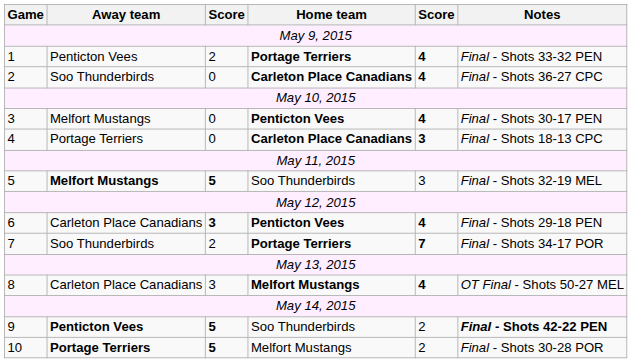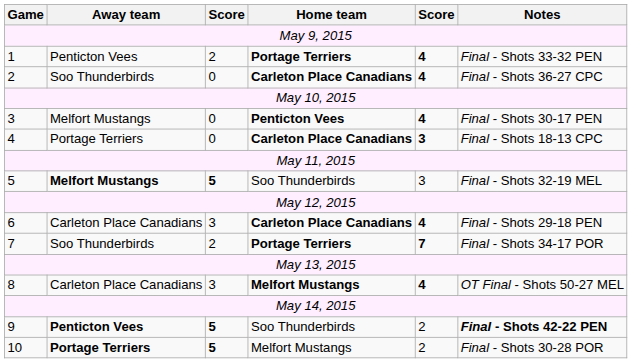(212, 222) bold -> (212, 222) normal
(298, 222) Penticton Vees -> (332, 222) Carleton Place Canadians
